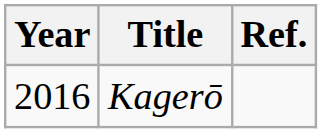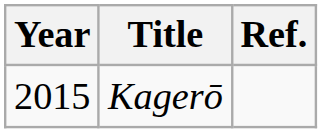(52, 95) 2016 -> (52, 95) 2015
